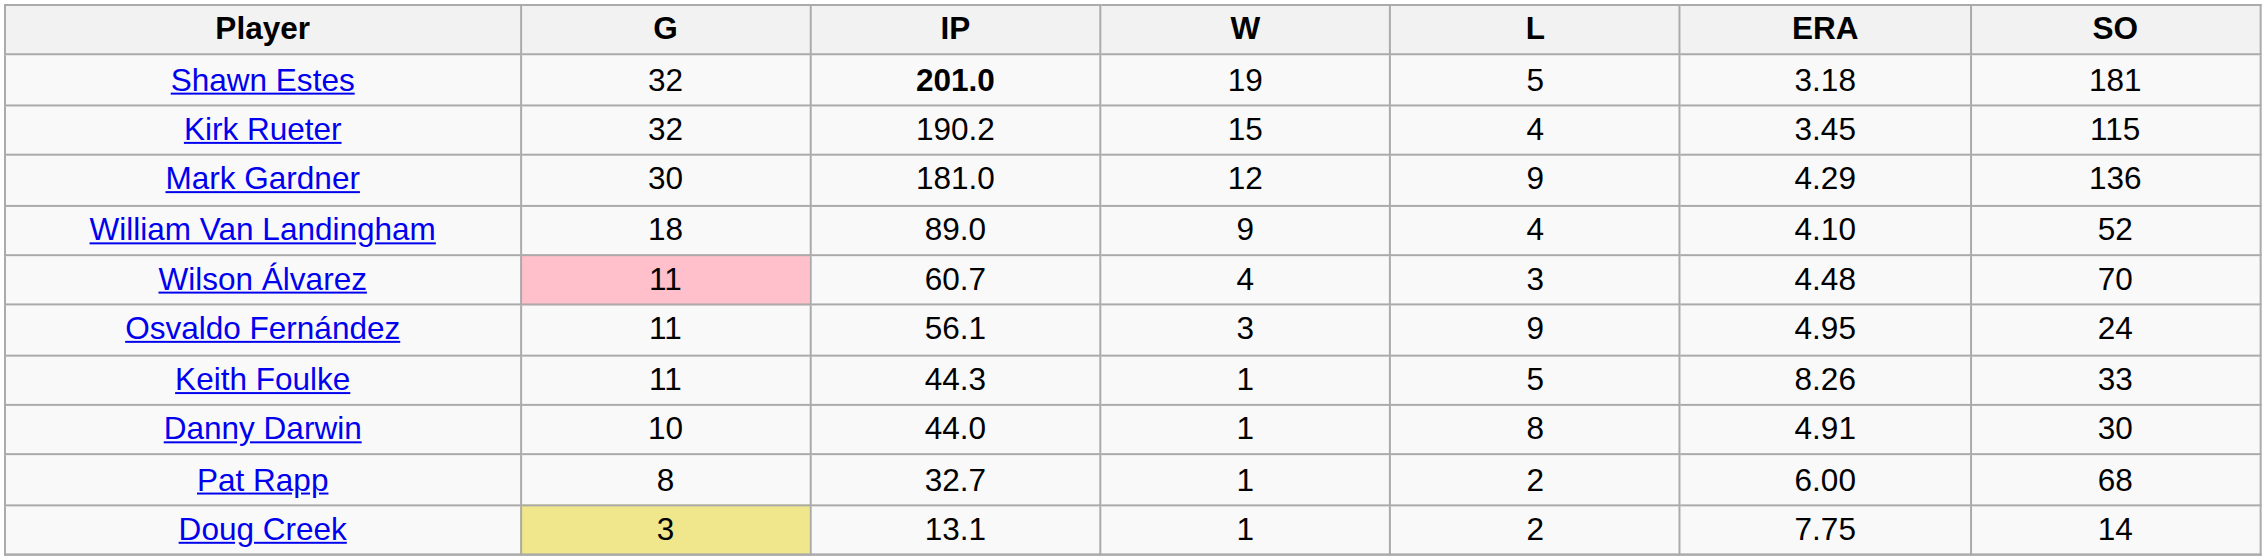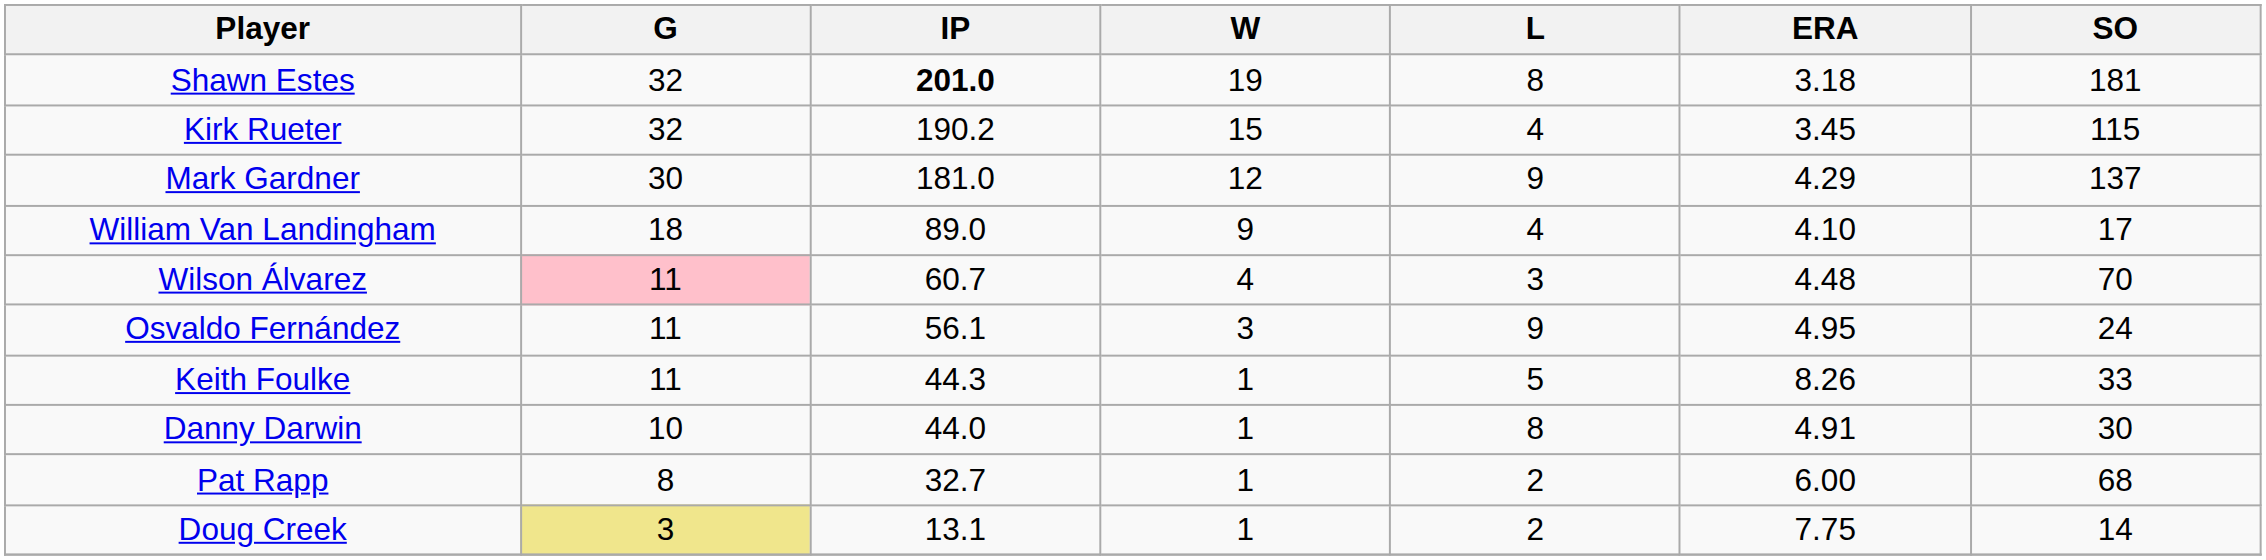(1535, 79) 5 -> (1535, 79) 8
(2115, 179) 136 -> (2115, 179) 137
(2115, 229) 52 -> (2115, 229) 17
